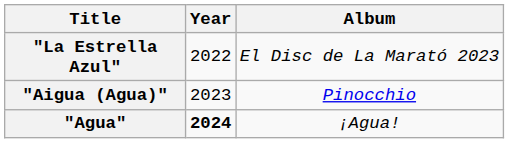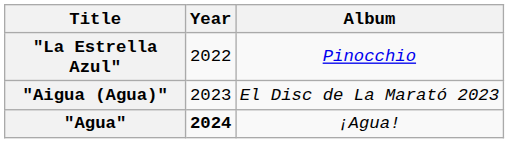(369, 57) El Disc de La Marató 2023 -> (369, 57) Pinocchio
(369, 95) Pinocchio -> (369, 95) El Disc de La Marató 2023
